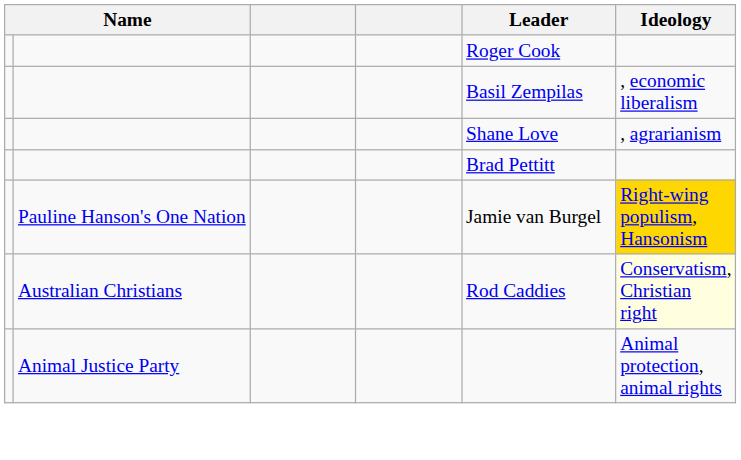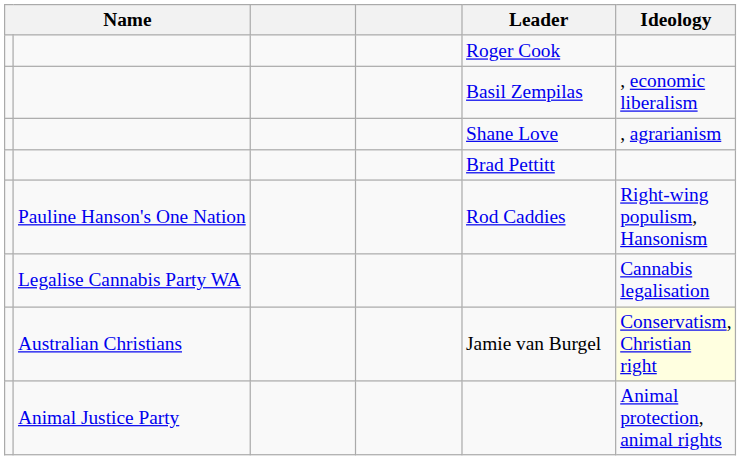(534, 216) Jamie van Burgel -> (516, 216) Rod Caddies
(664, 216) gold background -> (664, 216) no background
+ row: (9, 280)
(516, 291) Rod Caddies -> (534, 343) Jamie van Burgel
